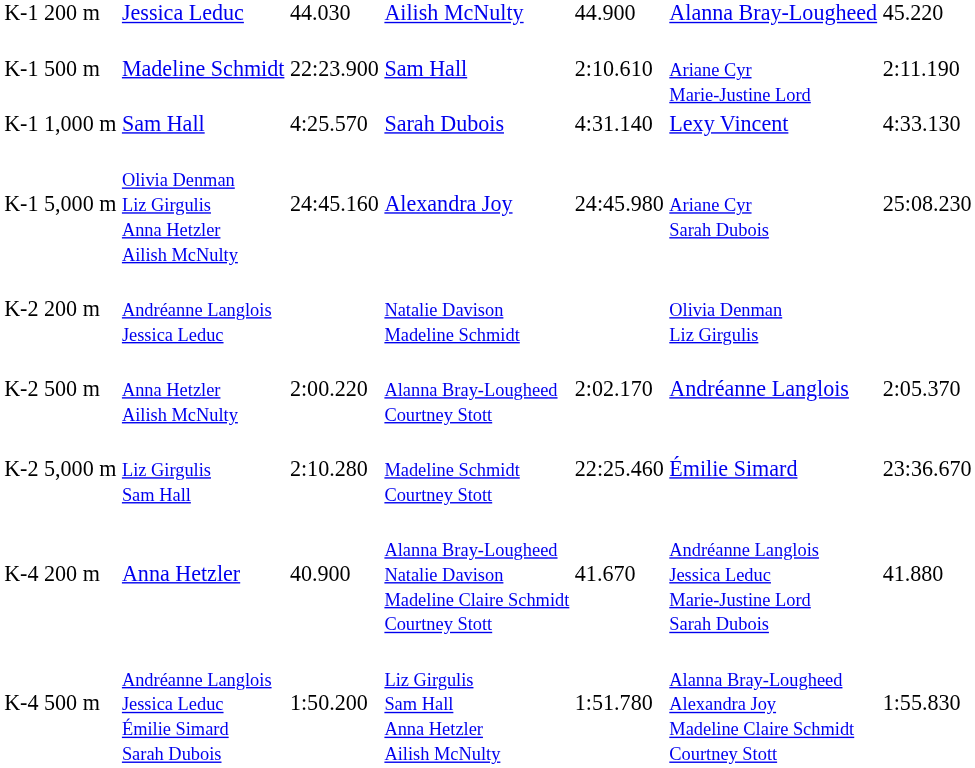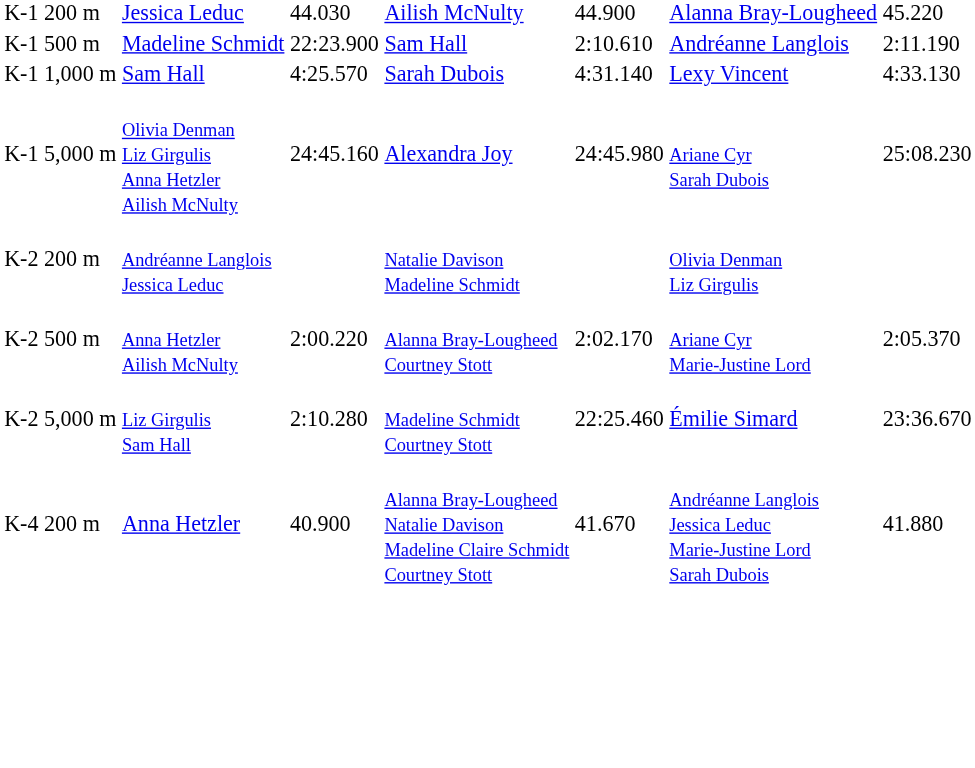(740, 82) Ariane Cyr Marie-Justine Lord -> (759, 43) Andréanne Langlois
(759, 388) Andréanne Langlois -> (740, 352) Ariane Cyr Marie-Justine Lord
- row: (52, 703)
